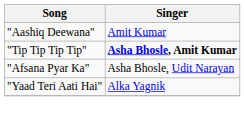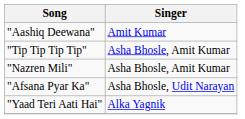(172, 50) bold -> (169, 50) normal
+ row: (40, 68)
